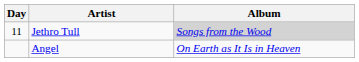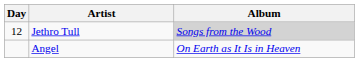(17, 31) 11 -> (17, 31) 12
